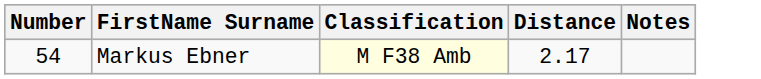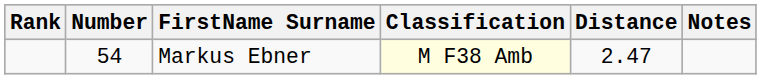+ column: (35, 22)
(565, 57) 2.17 -> (626, 57) 2.47
